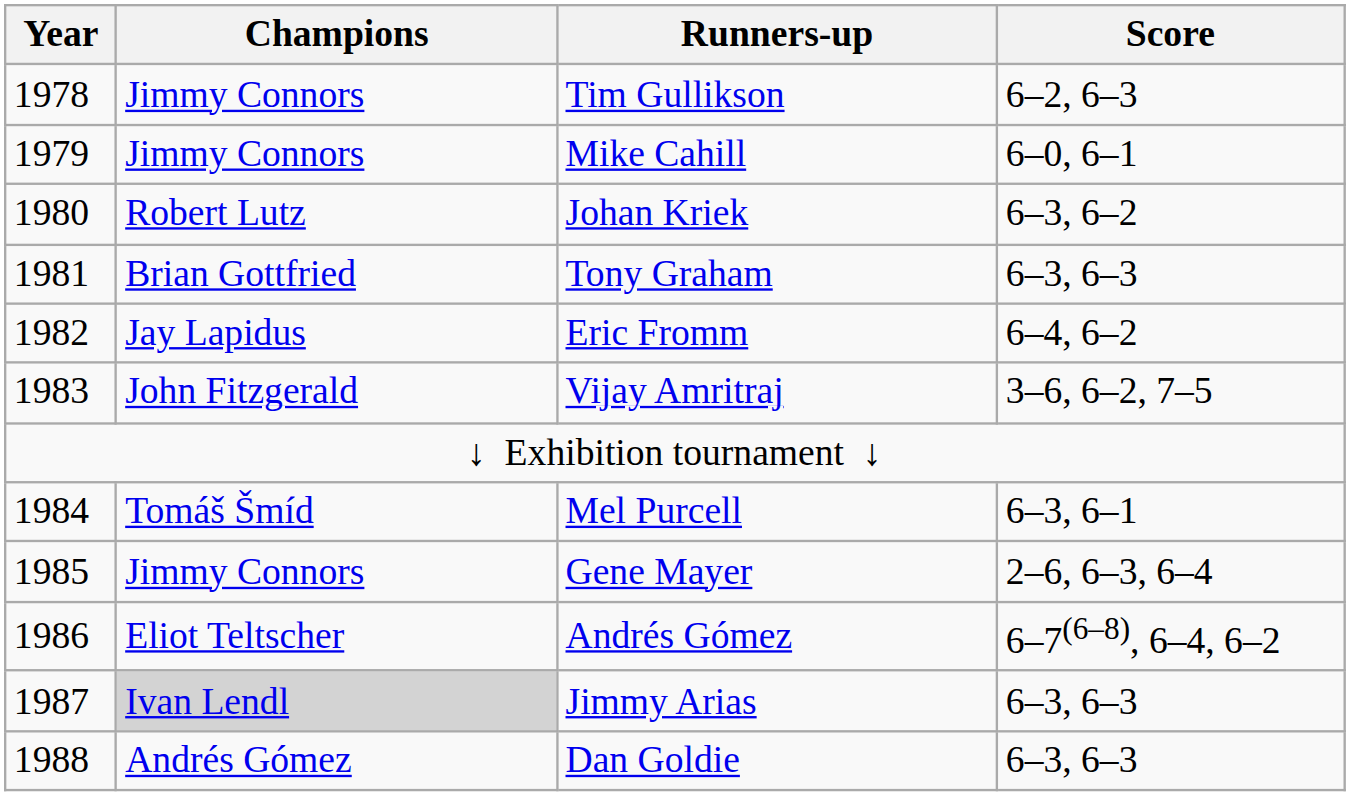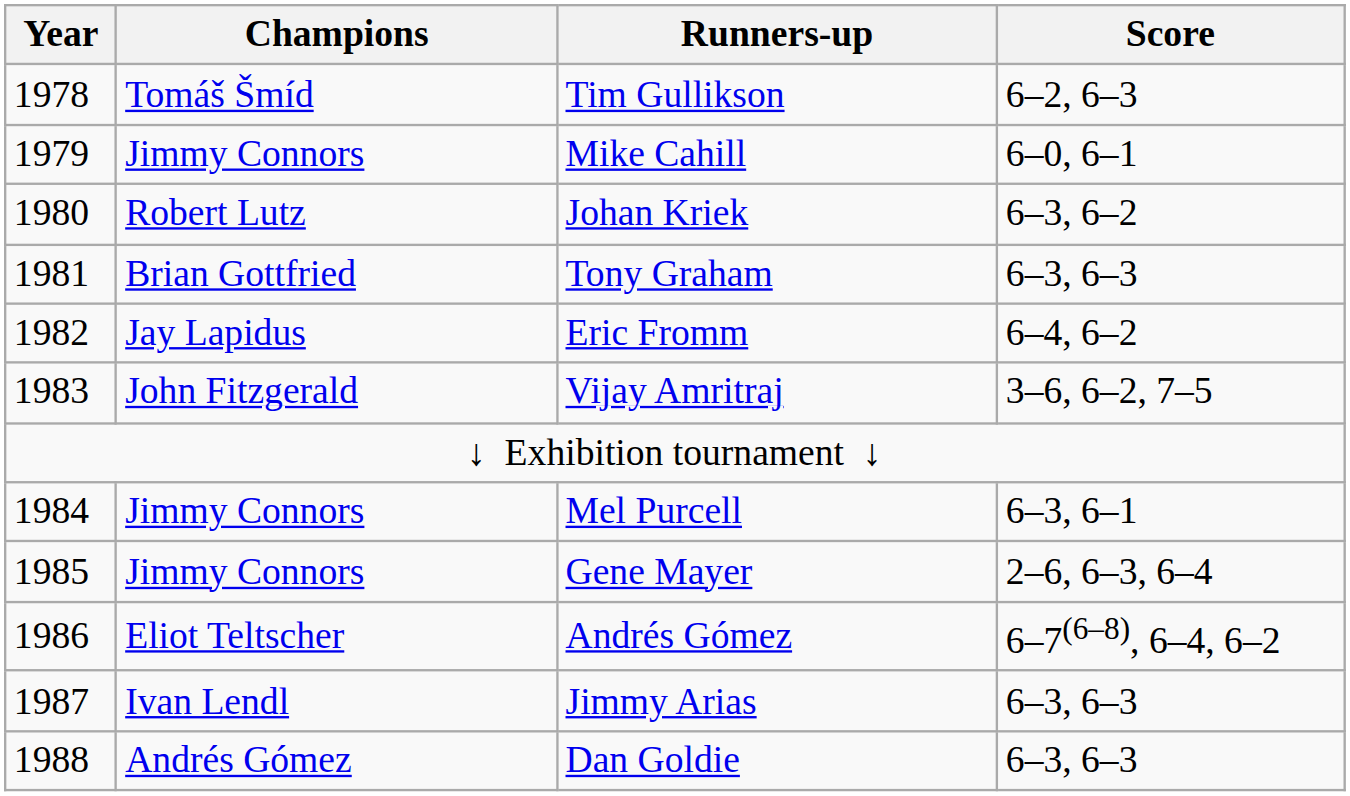(245, 93) Jimmy Connors -> (219, 93) Tomáš Šmíd
(219, 511) Tomáš Šmíd -> (245, 511) Jimmy Connors
(207, 700) lightgrey background -> (207, 700) no background
